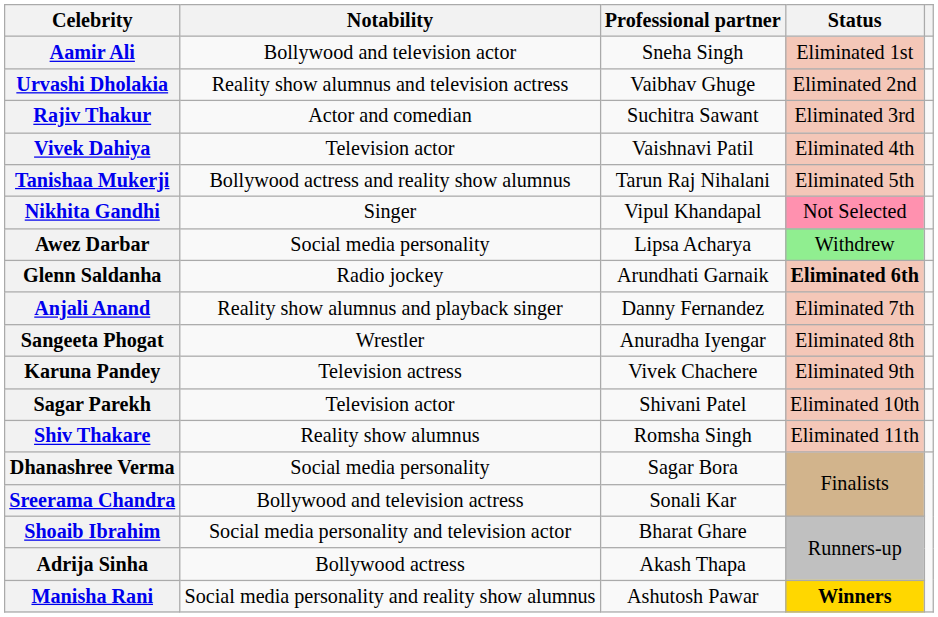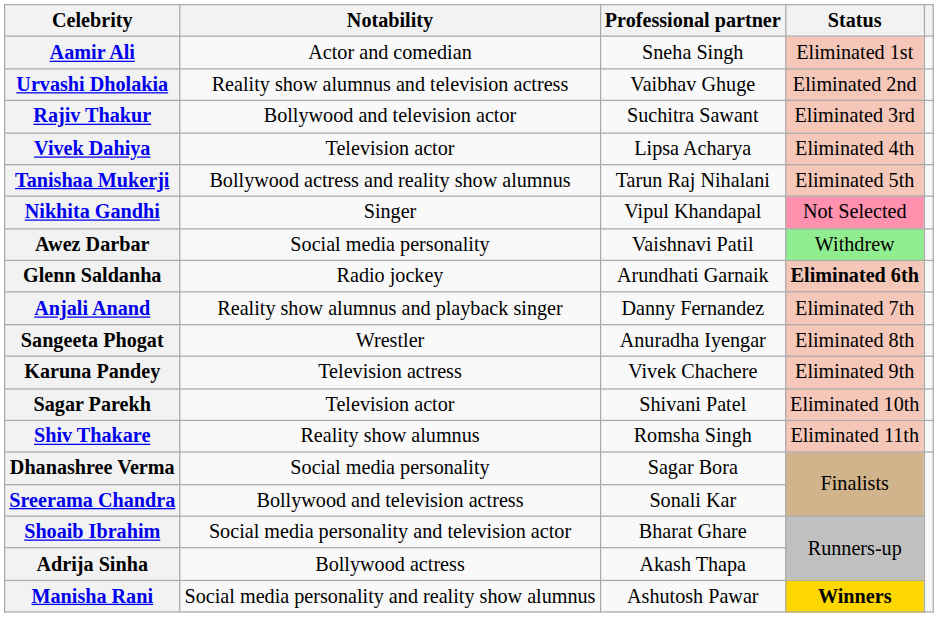(390, 52) Bollywood and television actor -> (390, 52) Actor and comedian
(390, 116) Actor and comedian -> (390, 116) Bollywood and television actor
(693, 148) Vaishnavi Patil -> (693, 148) Lipsa Acharya
(693, 244) Lipsa Acharya -> (693, 244) Vaishnavi Patil
